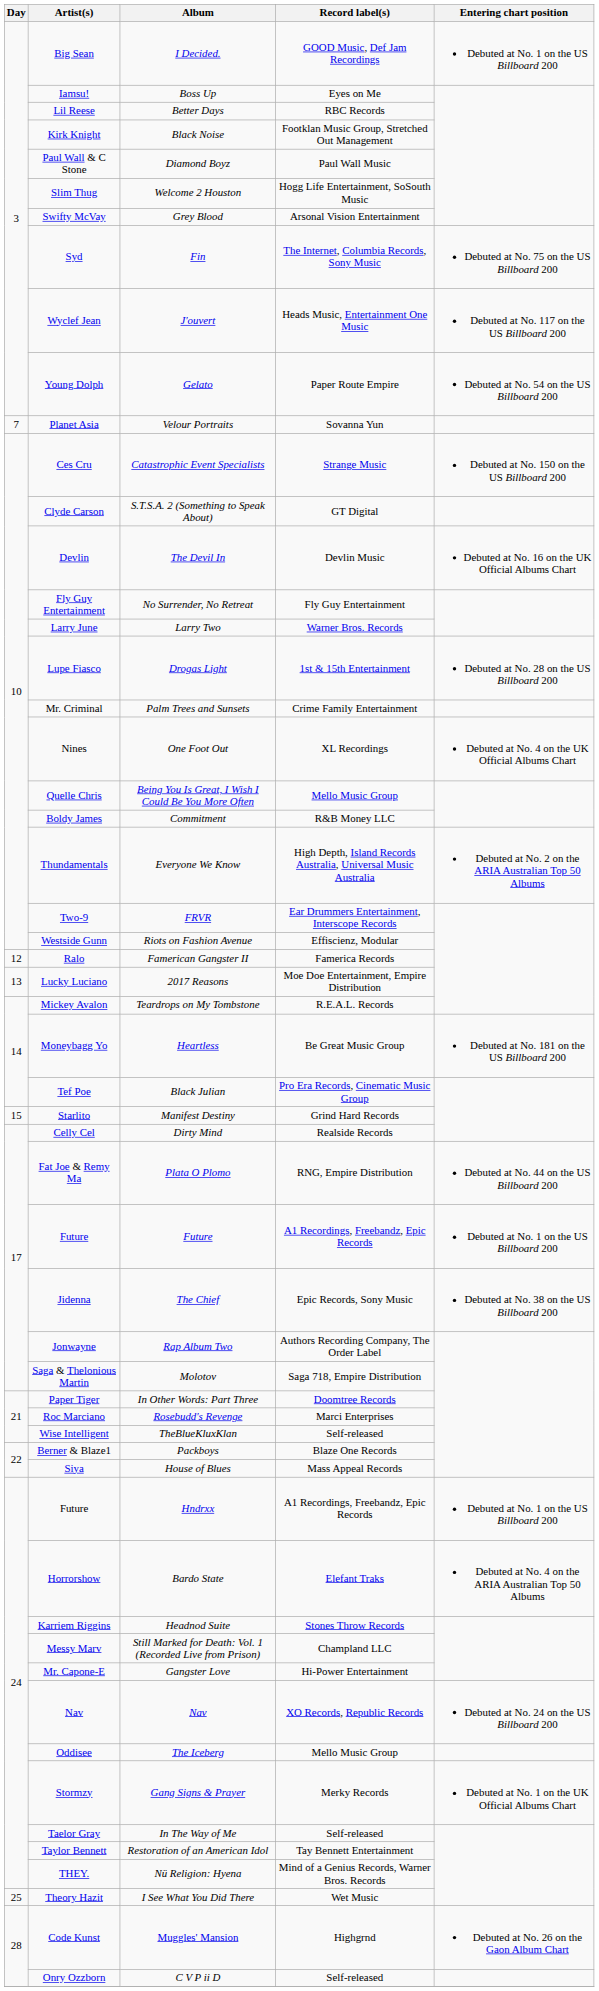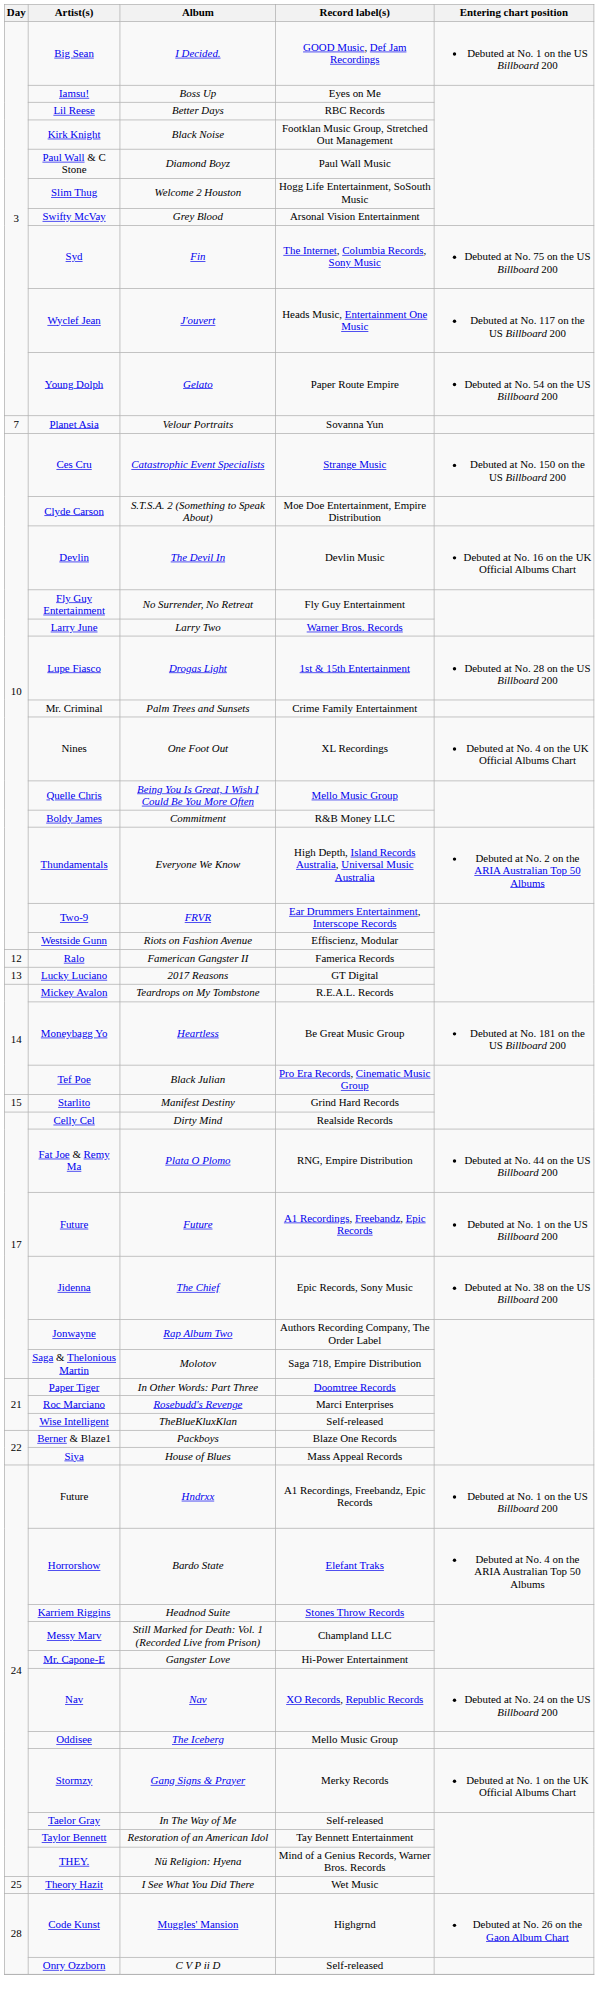(355, 511) GT Digital -> (355, 511) Moe Doe Entertainment, Empire Distribution
(355, 981) Moe Doe Entertainment, Empire Distribution -> (355, 975) GT Digital
